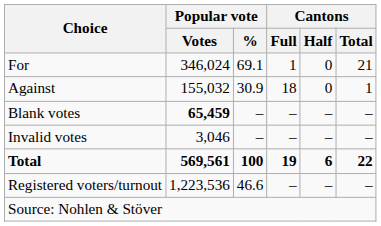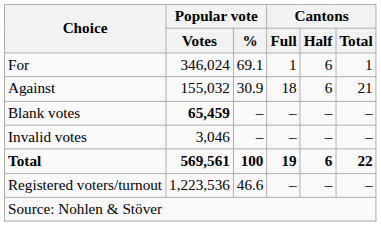(329, 64) 0 -> (329, 64) 6
(365, 64) 21 -> (369, 64) 1
(329, 88) 0 -> (329, 88) 6
(369, 88) 1 -> (365, 88) 21
